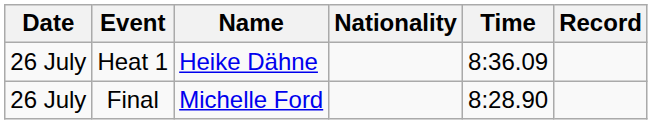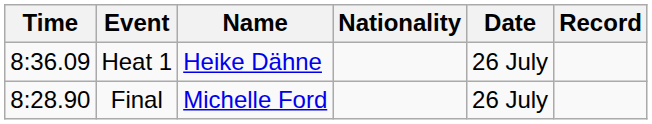columns swapped: (48, 23) <-> (508, 23)
